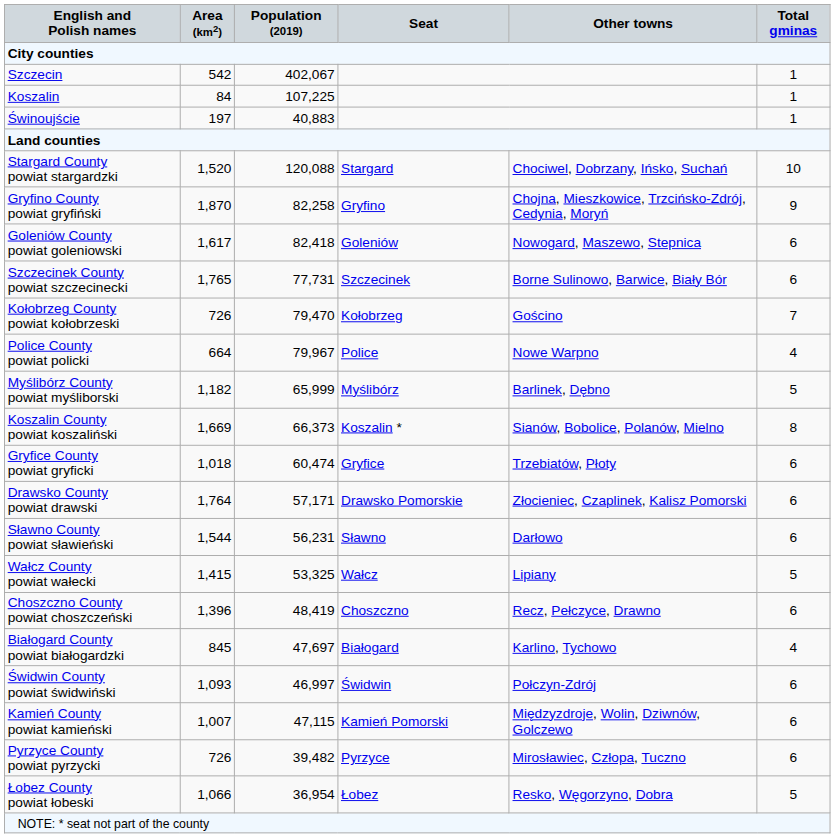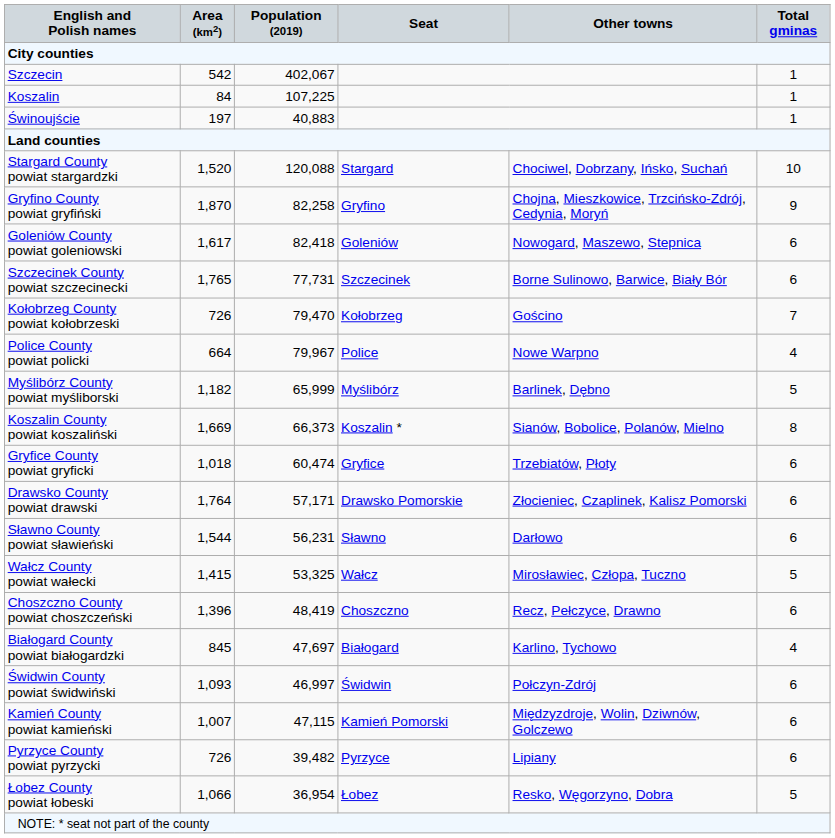(534, 574) Lipiany -> (599, 574) Mirosławiec, Człopa, Tuczno
(599, 758) Mirosławiec, Człopa, Tuczno -> (534, 758) Lipiany
